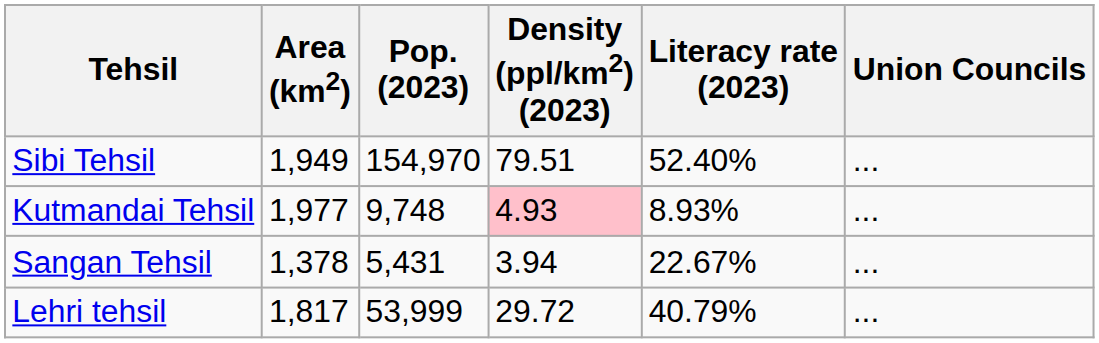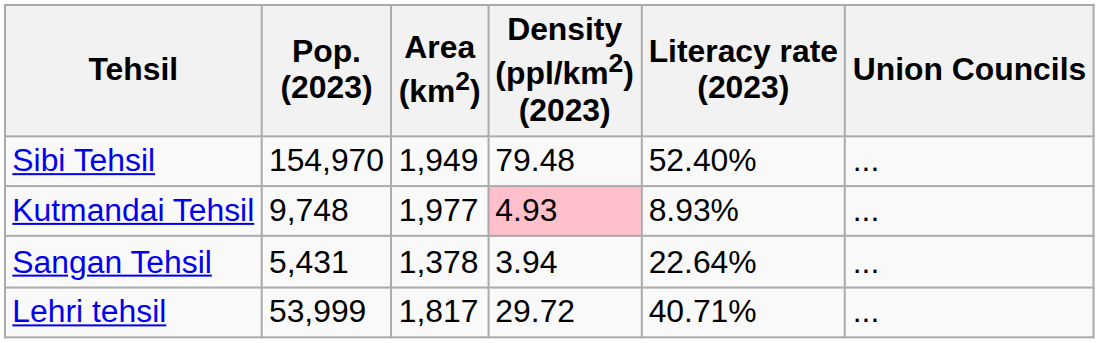columns swapped: (310, 69) <-> (423, 69)
(535, 160) 79.51 -> (535, 160) 79.48
(703, 261) 22.67% -> (703, 261) 22.64%
(703, 311) 40.79% -> (703, 311) 40.71%
